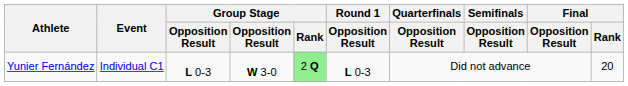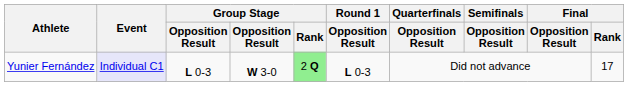(132, 67) no background -> (132, 67) lavender background
(607, 67) 20 -> (607, 67) 17
